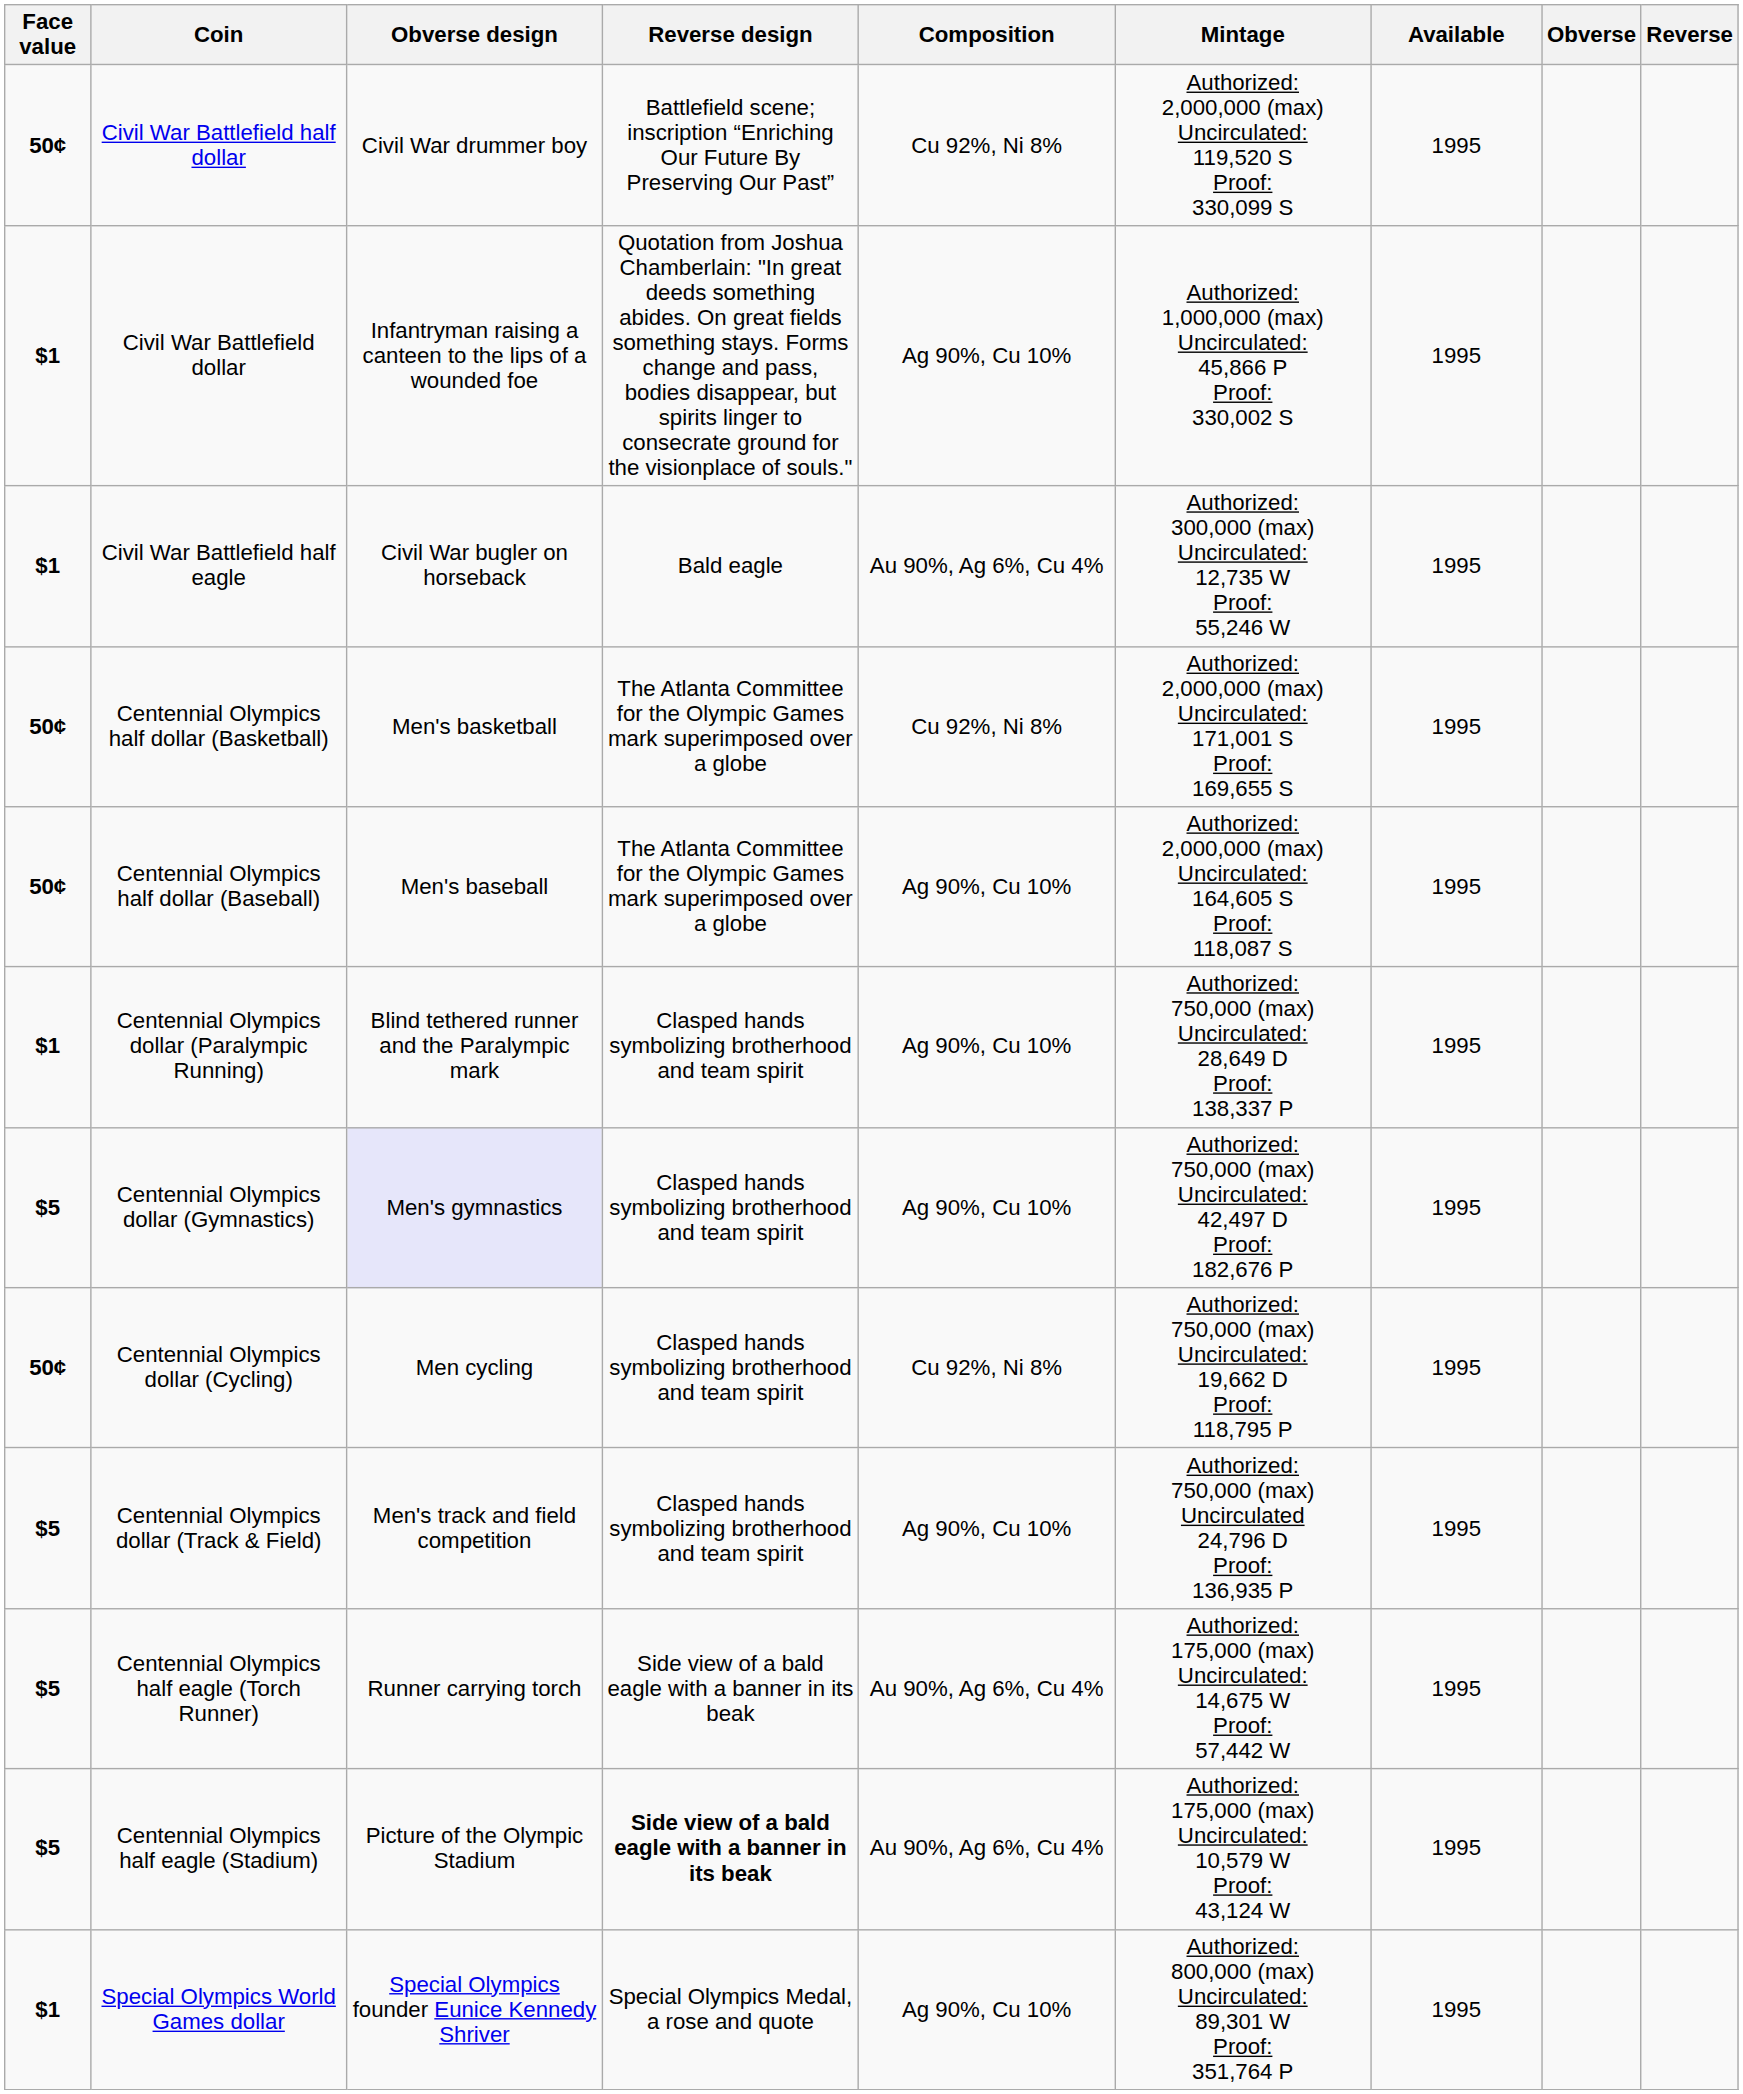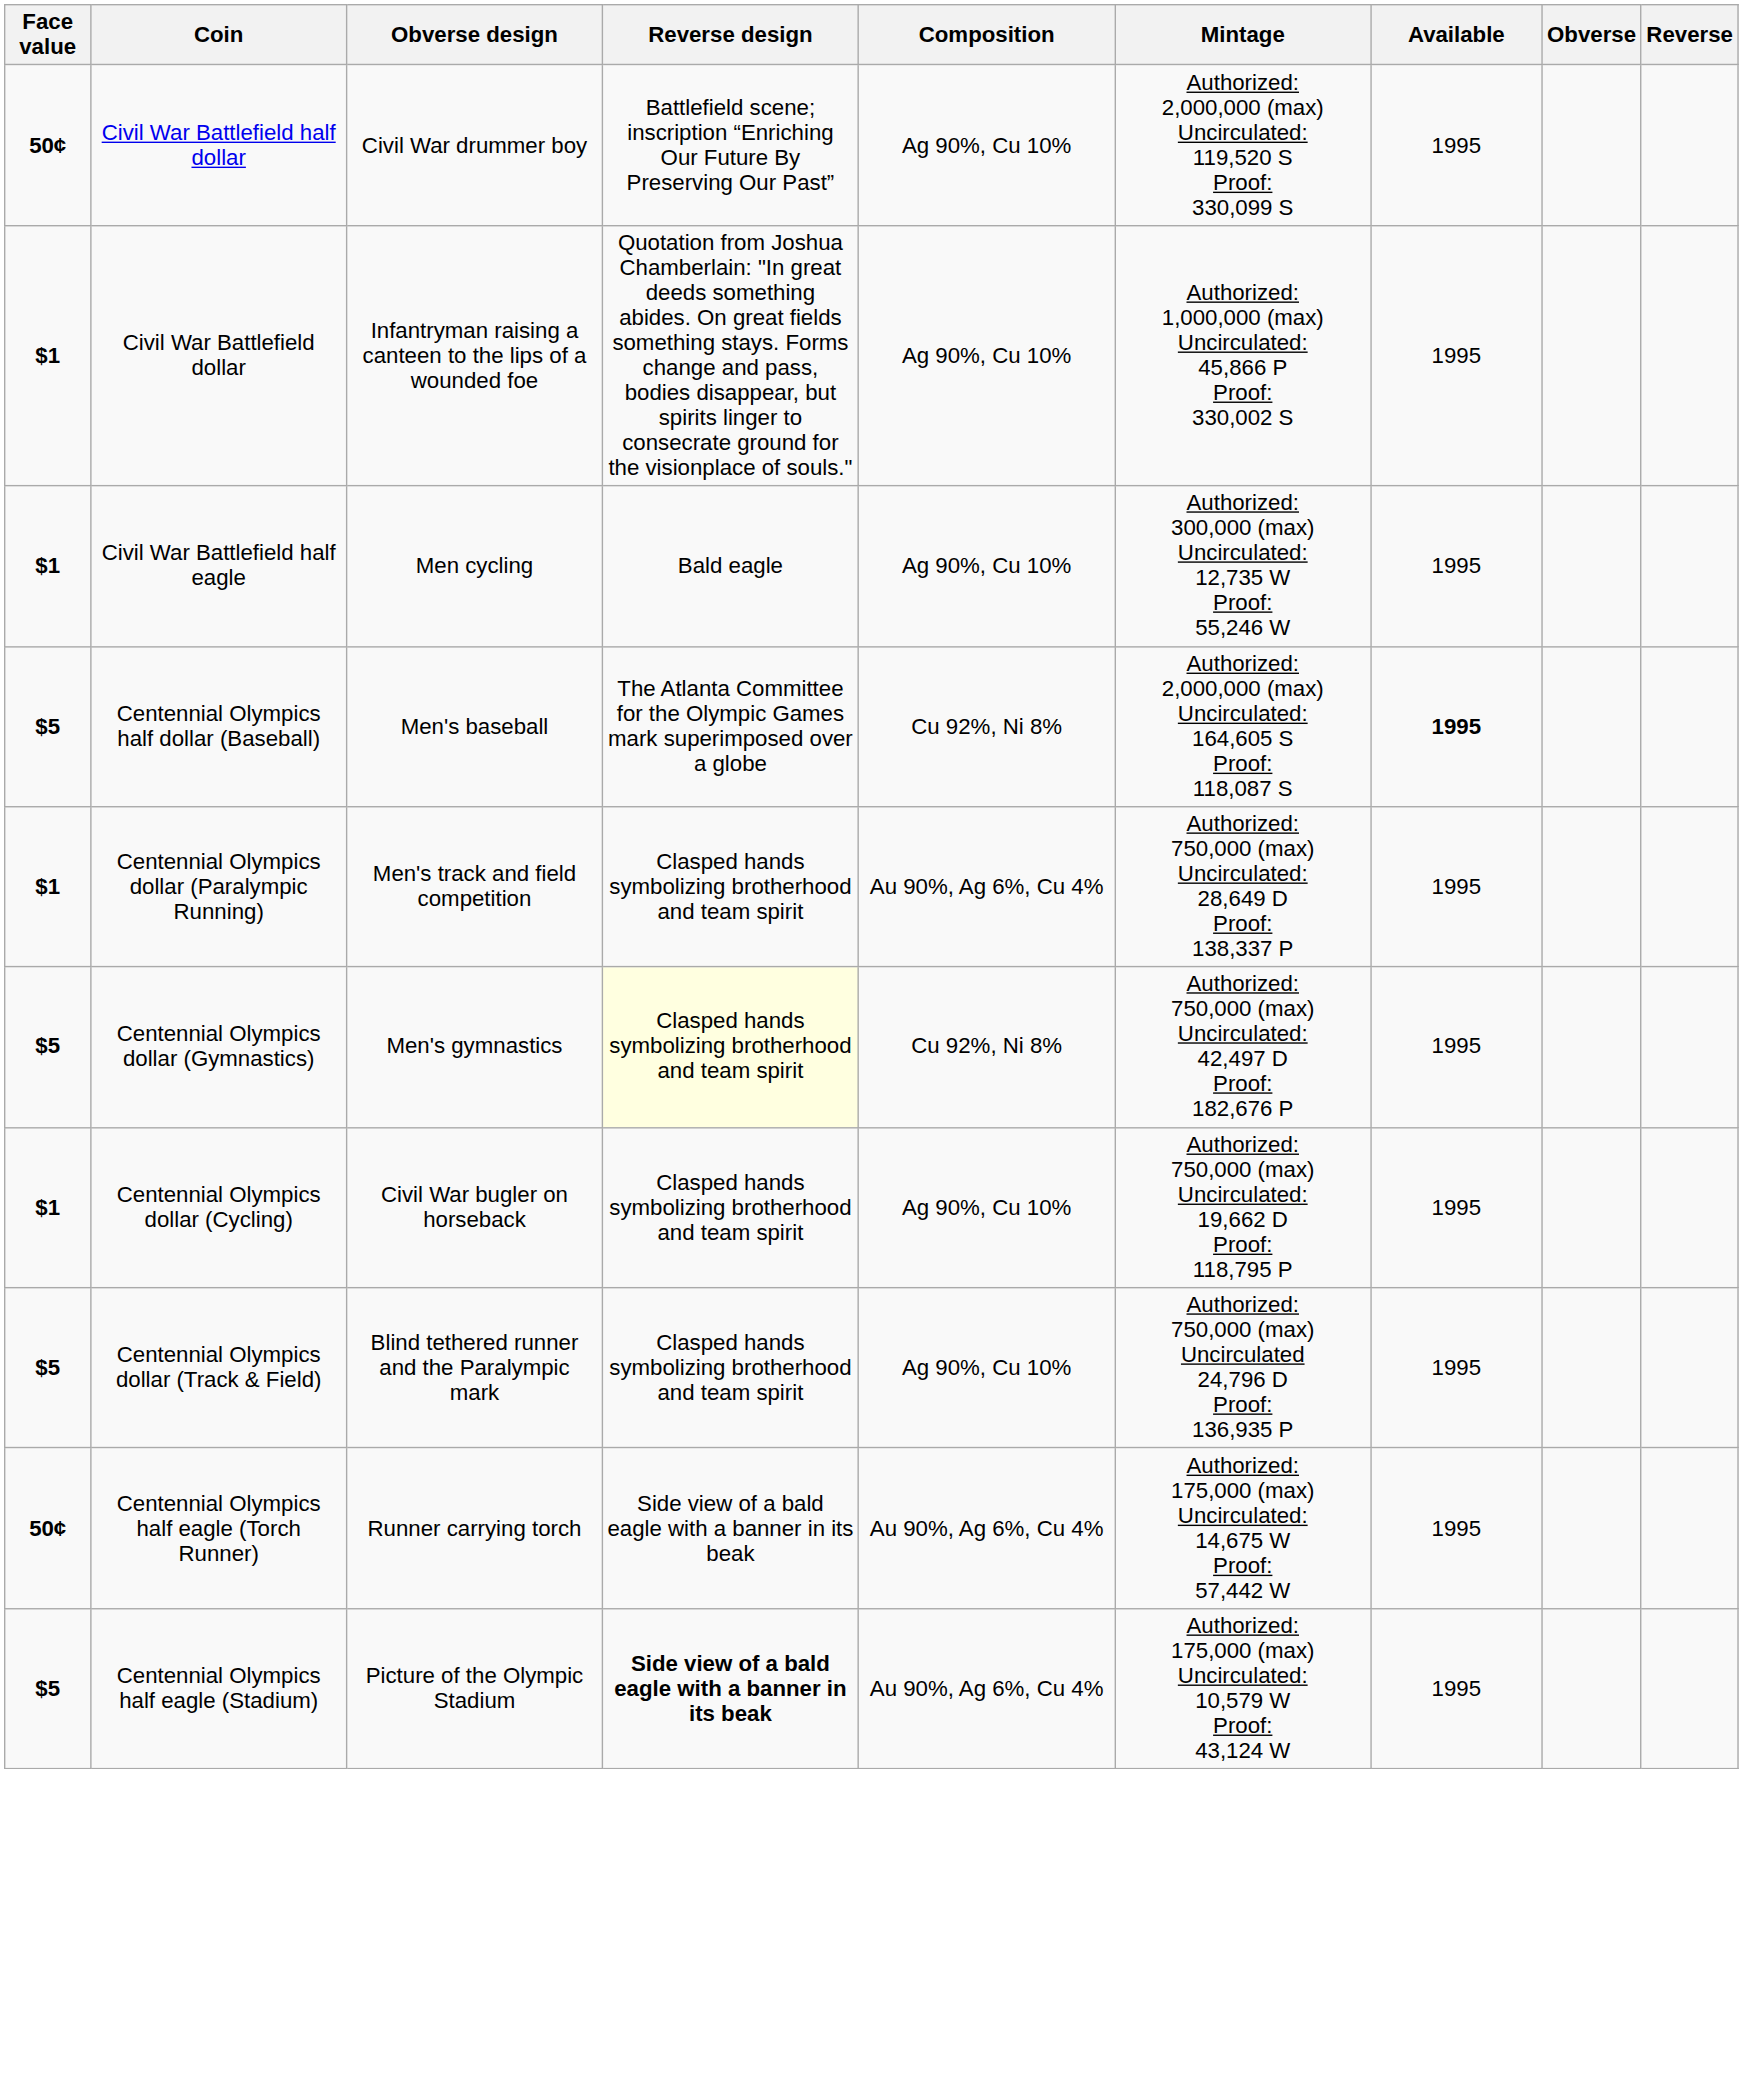(987, 144) Cu 92%, Ni 8% -> (987, 144) Ag 90%, Cu 10%
(474, 565) Civil War bugler on horseback -> (474, 565) Men cycling
(987, 565) Au 90%, Ag 6%, Cu 4% -> (987, 565) Ag 90%, Cu 10%
- row: (219, 726)
(48, 886) 50¢ -> (48, 726) $5
(987, 886) Ag 90%, Cu 10% -> (987, 726) Cu 92%, Ni 8%
(1456, 886) normal -> (1456, 726) bold
(474, 1046) Blind tethered runner and the Paralympic mark -> (474, 886) Men's track and field competition
(987, 1046) Ag 90%, Cu 10% -> (987, 886) Au 90%, Ag 6%, Cu 4%
(474, 1207) lavender background -> (474, 1046) no background
(730, 1207) no background -> (730, 1046) lightyellow background
(987, 1207) Ag 90%, Cu 10% -> (987, 1046) Cu 92%, Ni 8%
(48, 1367) 50¢ -> (48, 1207) $1
(474, 1367) Men cycling -> (474, 1207) Civil War bugler on horseback
(987, 1367) Cu 92%, Ni 8% -> (987, 1207) Ag 90%, Cu 10%
(474, 1528) Men's track and field competition -> (474, 1367) Blind tethered runner and the Paralympic mark
(48, 1688) $5 -> (48, 1528) 50¢
- row: (219, 2009)
